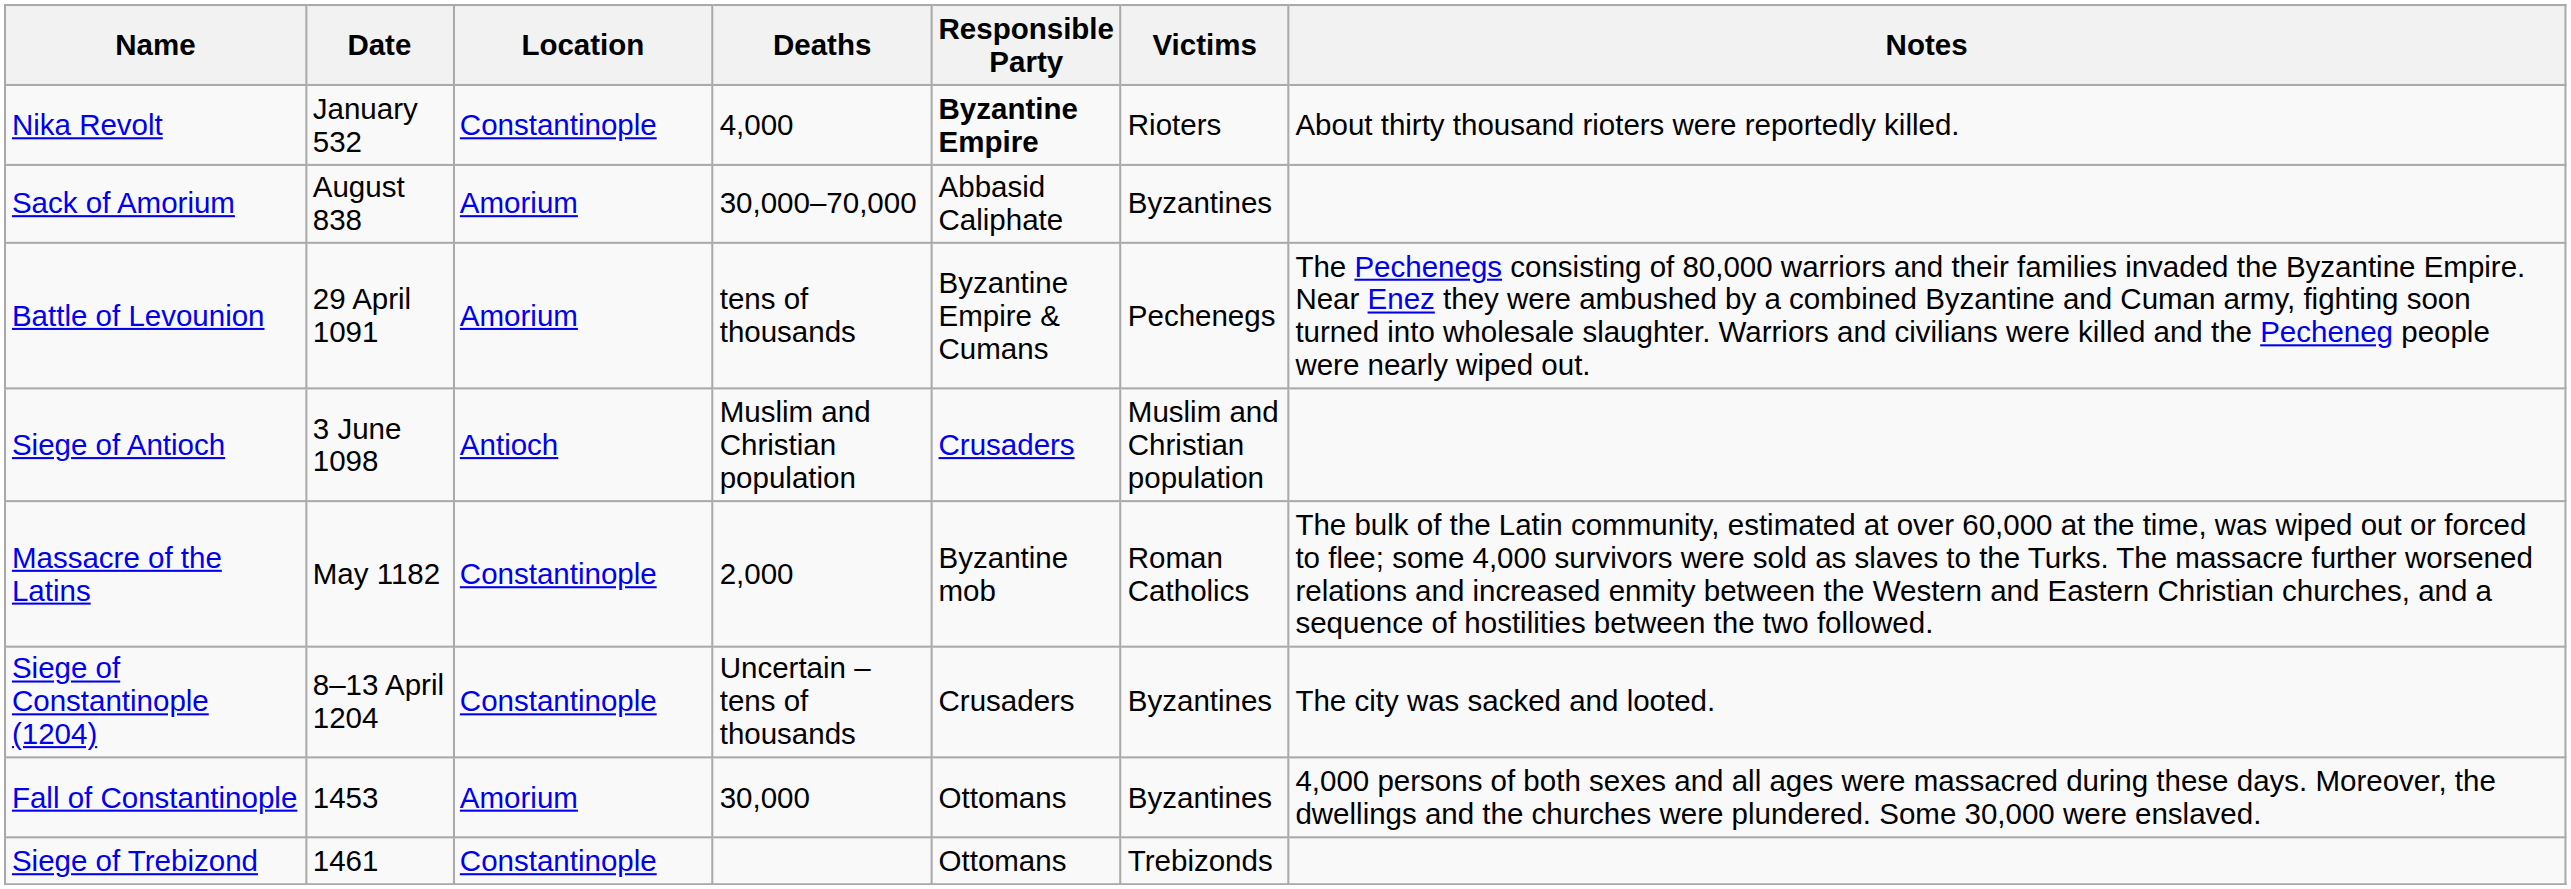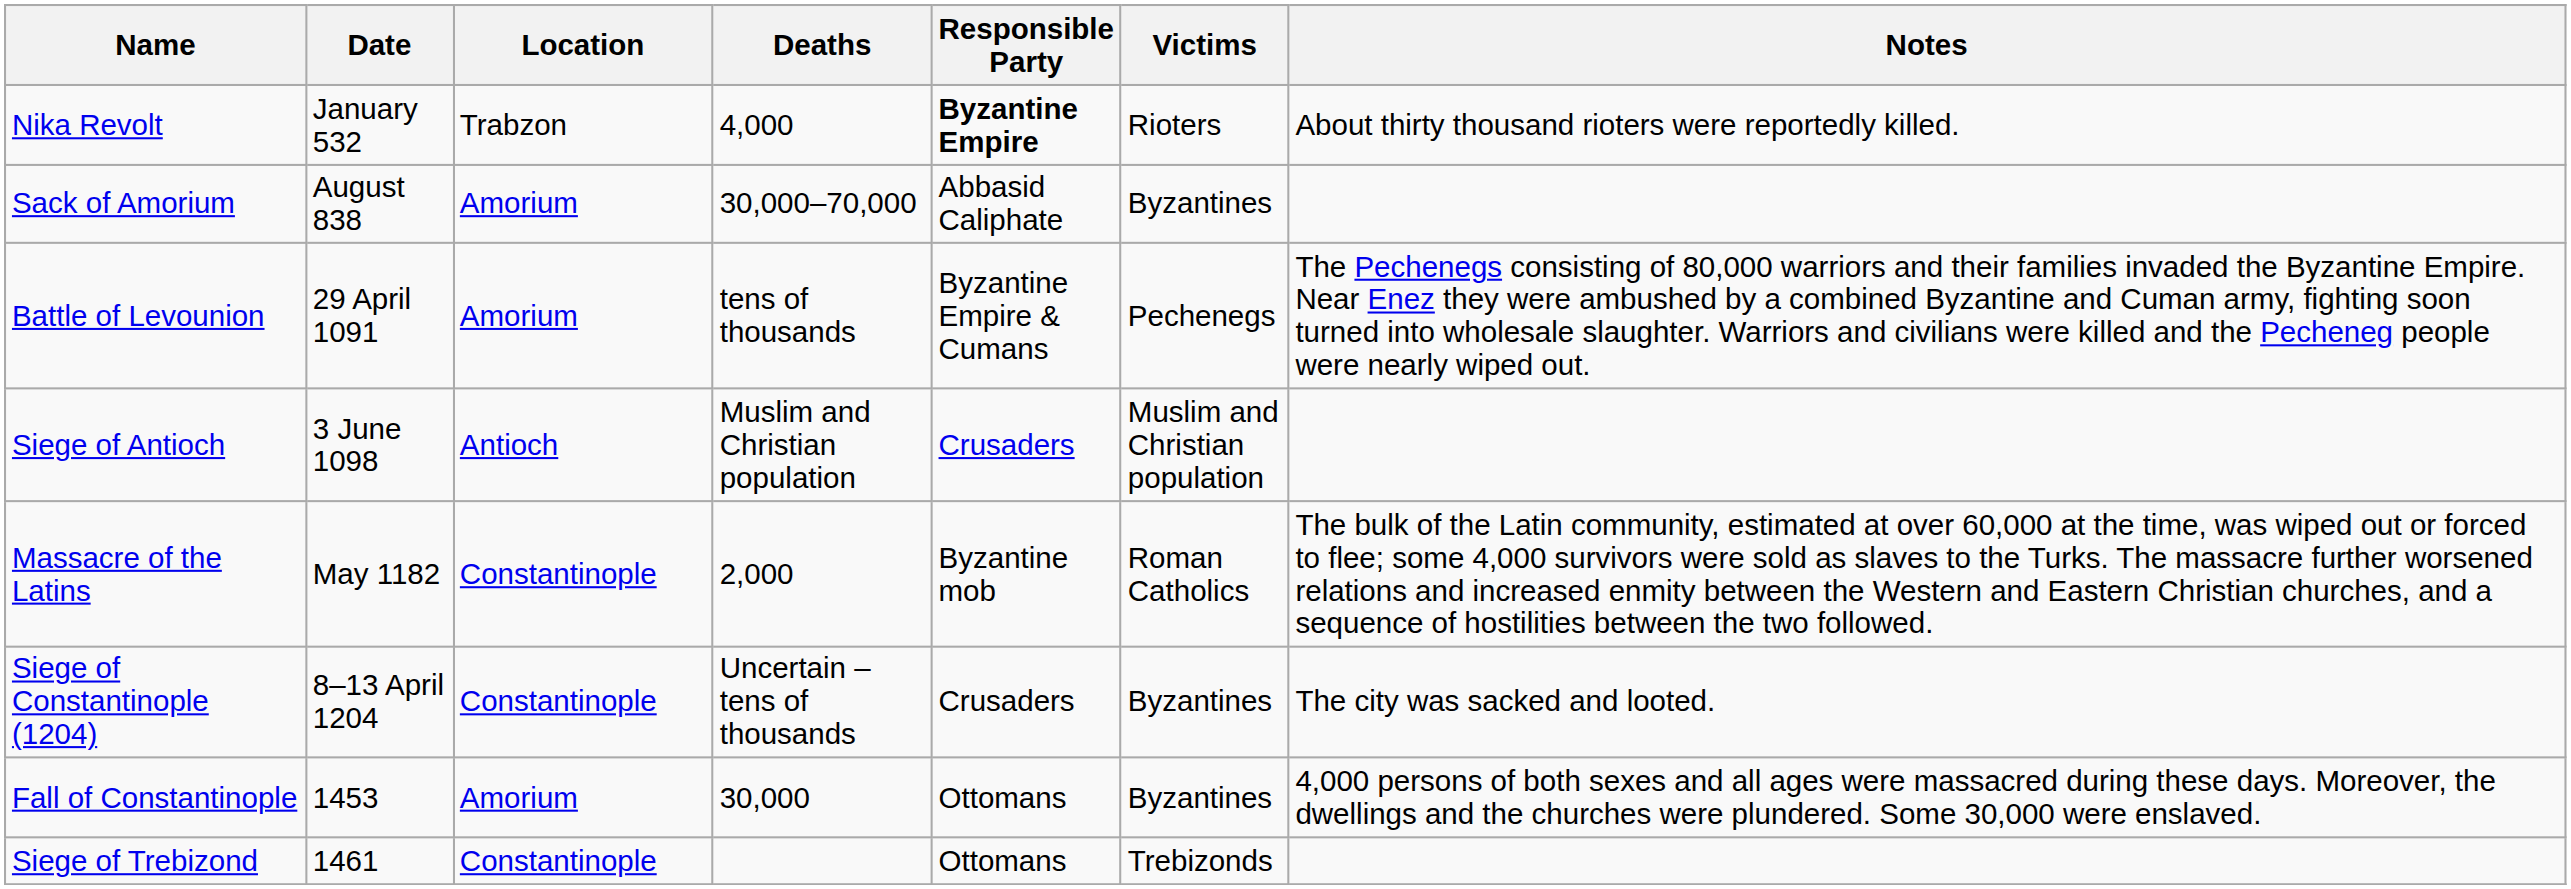(558, 125) Constantinople -> (513, 125) Trabzon
